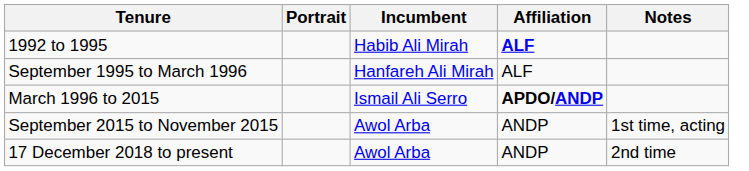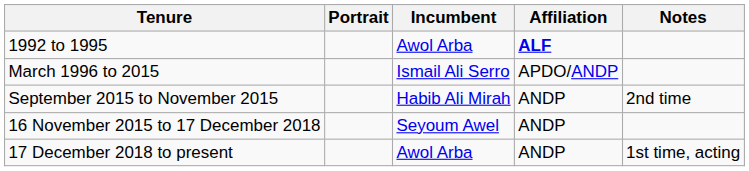(411, 44) Habib Ali Mirah -> (434, 44) Awol Arba
- row: (128, 71)
(552, 98) bold -> (568, 71) normal
(392, 125) Awol Arba -> (453, 98) Habib Ali Mirah
(668, 125) 1st time, acting -> (659, 98) 2nd time
+ row: (164, 125)
(644, 152) 2nd time -> (683, 152) 1st time, acting
